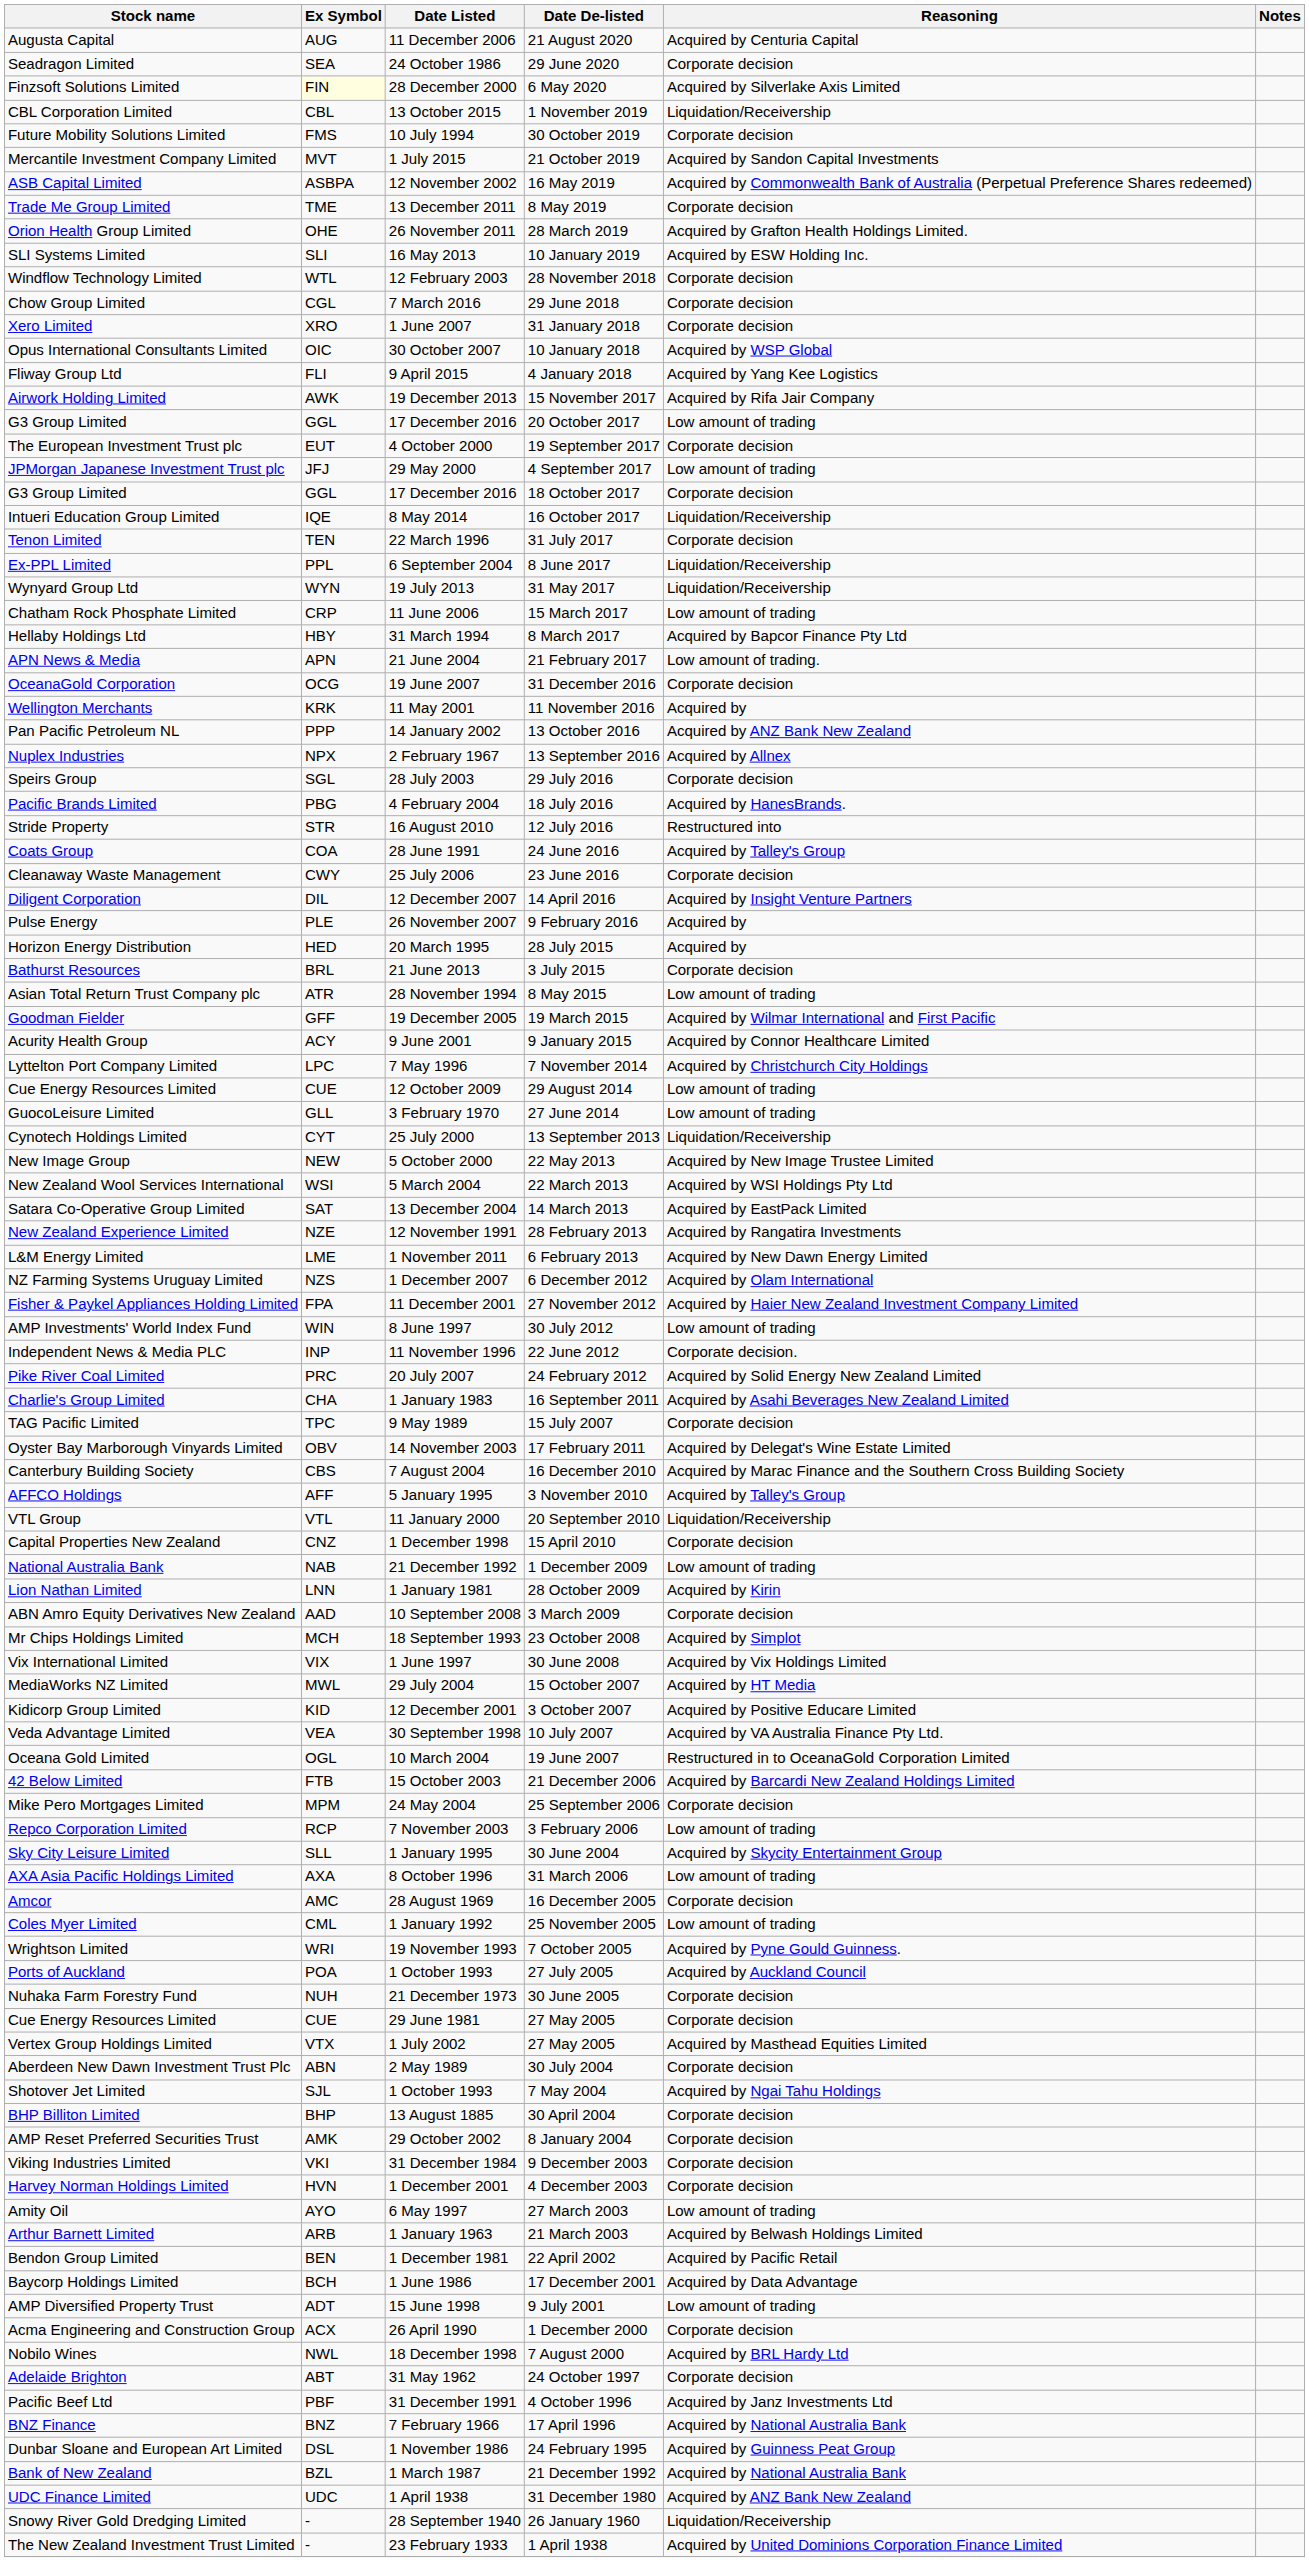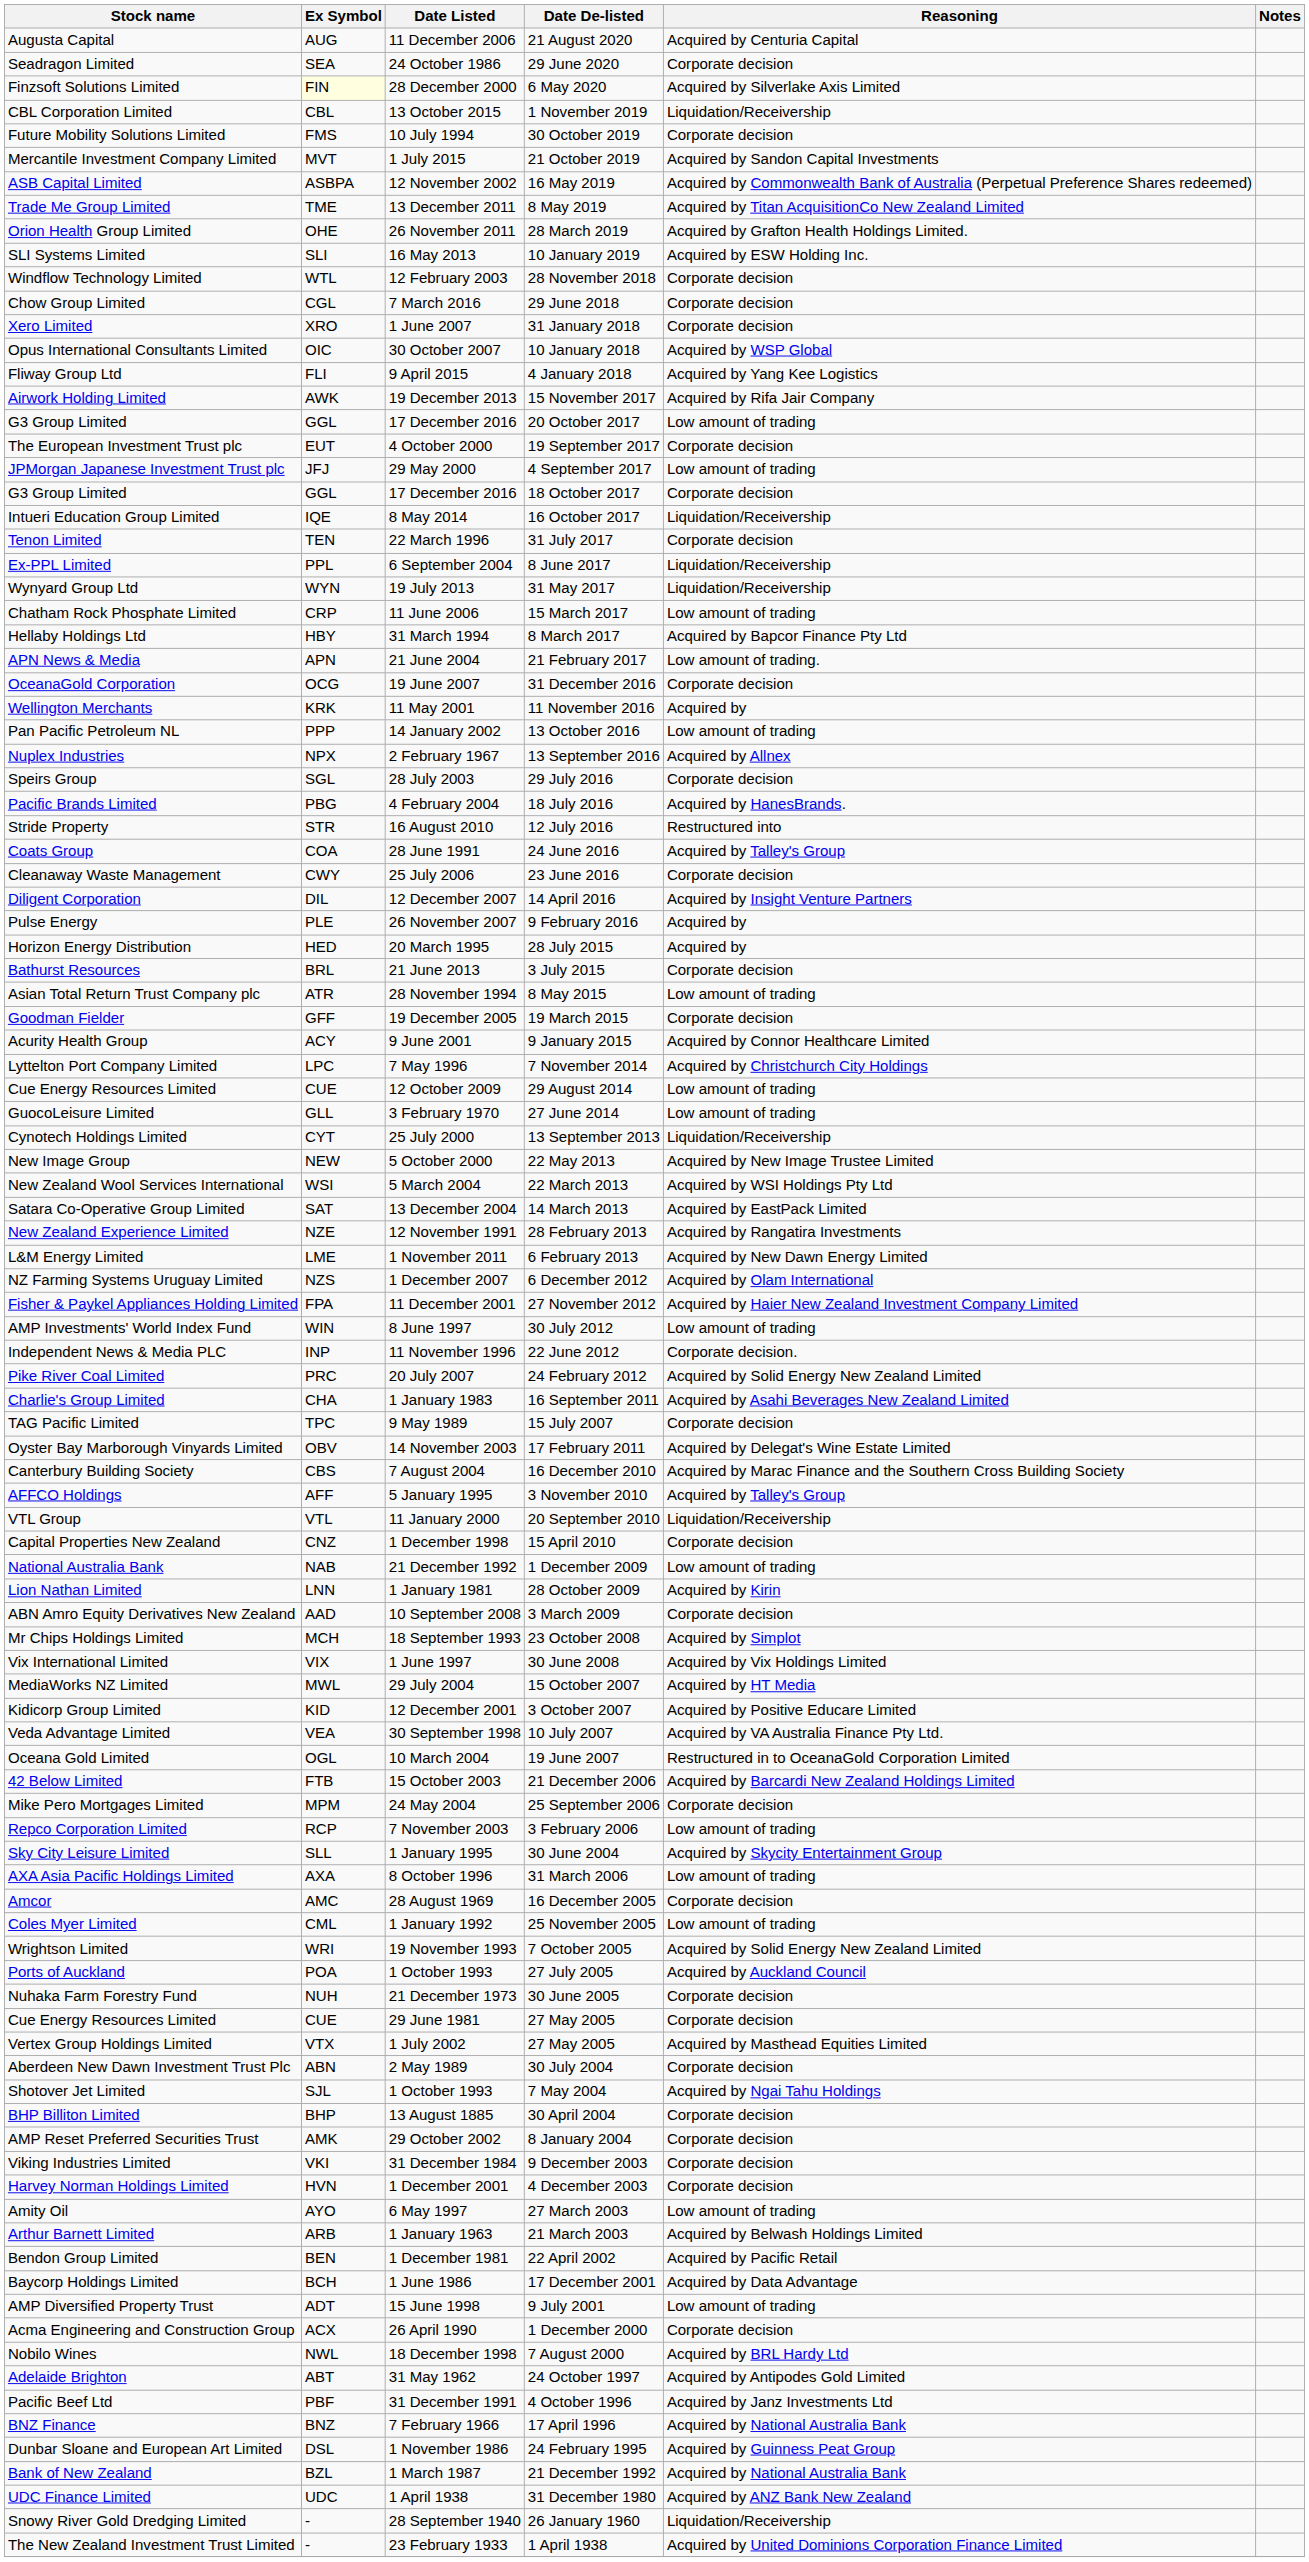(730, 207) Corporate decision -> (845, 207) Acquired by Titan AcquisitionCo New Zealand Limited
(789, 732) Acquired by ANZ Bank New Zealand -> (741, 732) Low amount of trading
(831, 1018) Acquired by Wilmar International and First Pacific -> (730, 1018) Corporate decision
(784, 1948) Acquired by Pyne Gould Guinness. -> (824, 1948) Acquired by Solid Energy New Zealand Limited
(730, 2377) Corporate decision -> (786, 2377) Acquired by Antipodes Gold Limited
